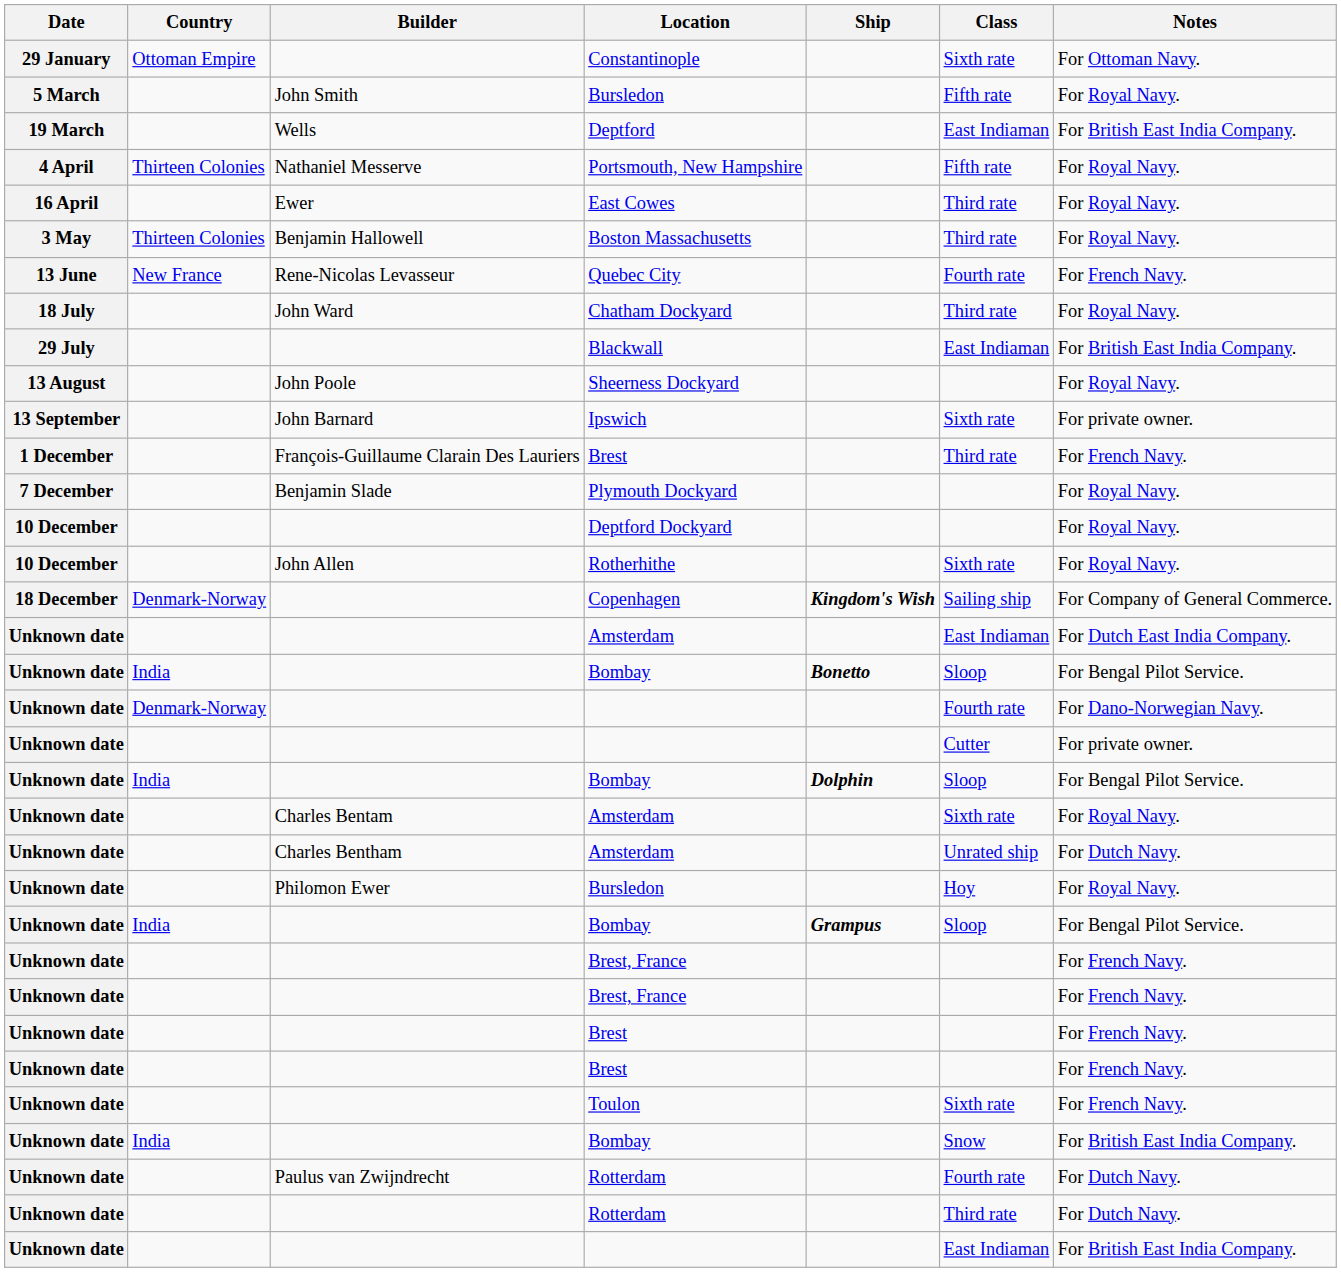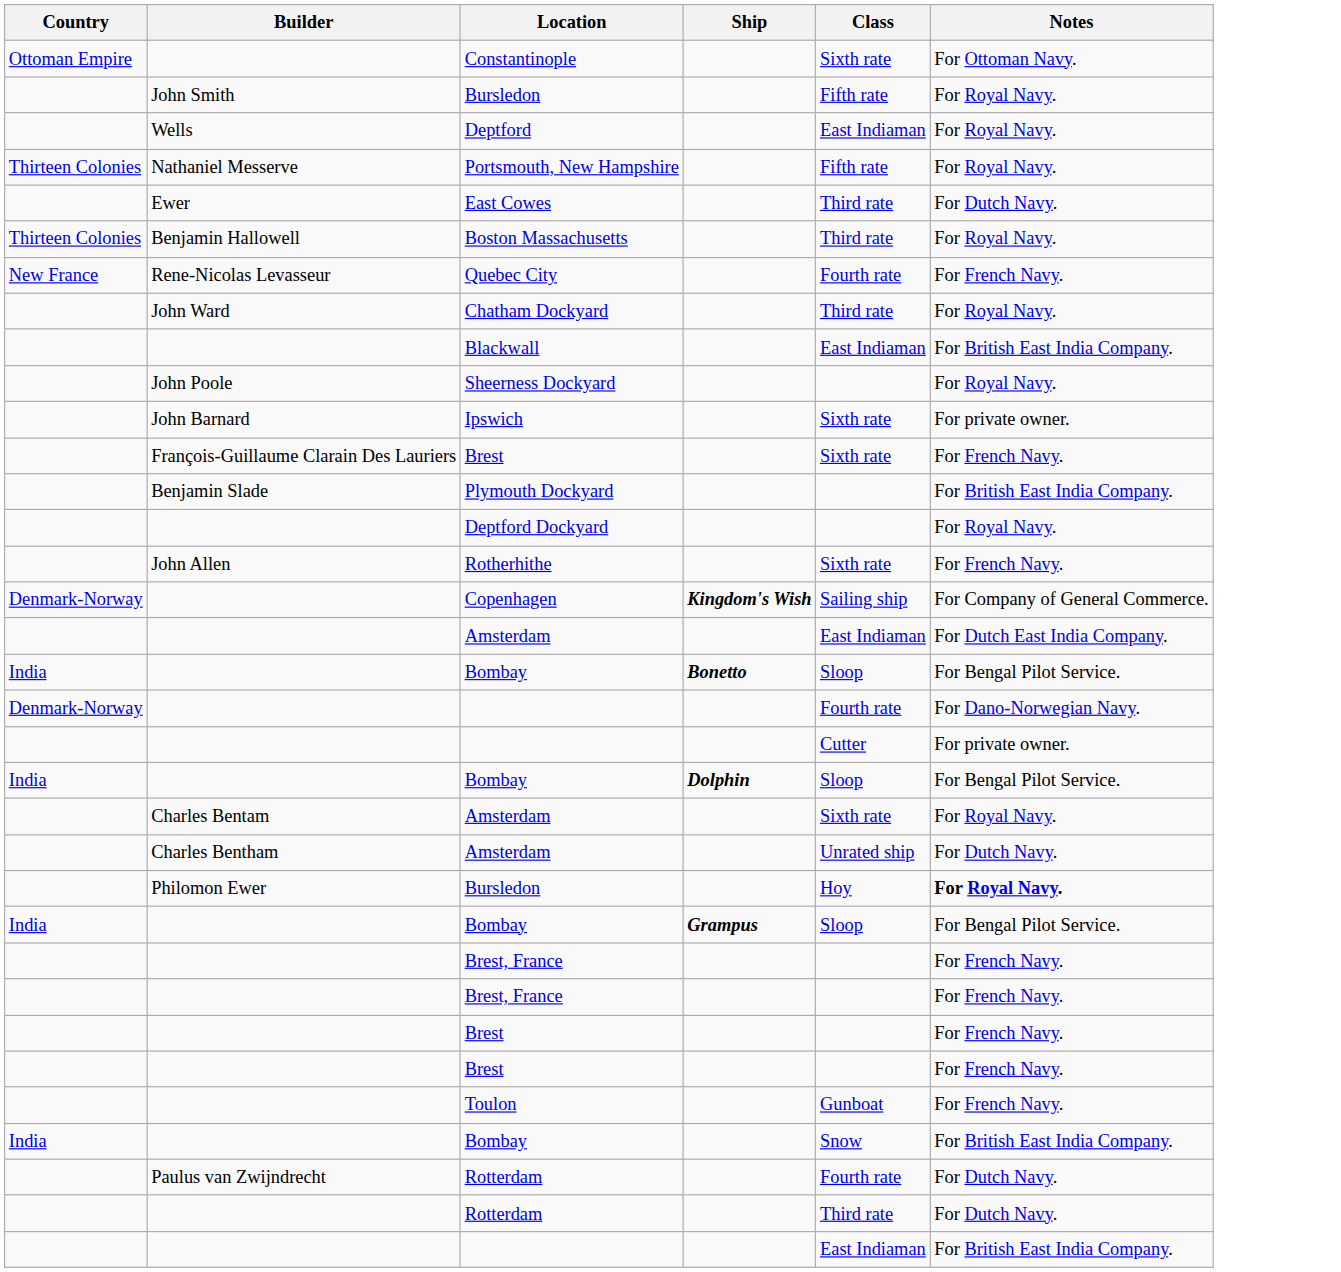- column: (66, 22)
(1177, 130) For British East India Company. -> (995, 130) For Royal Navy.
(1119, 202) For Royal Navy. -> (996, 202) For Dutch Navy.
(980, 455) Third rate -> (856, 455) Sixth rate
(1119, 491) For Royal Navy. -> (1054, 491) For British East India Company.
(1119, 563) For Royal Navy. -> (999, 563) For French Navy.
(1119, 888) normal -> (998, 888) bold
(979, 1104) Sixth rate -> (852, 1104) Gunboat
